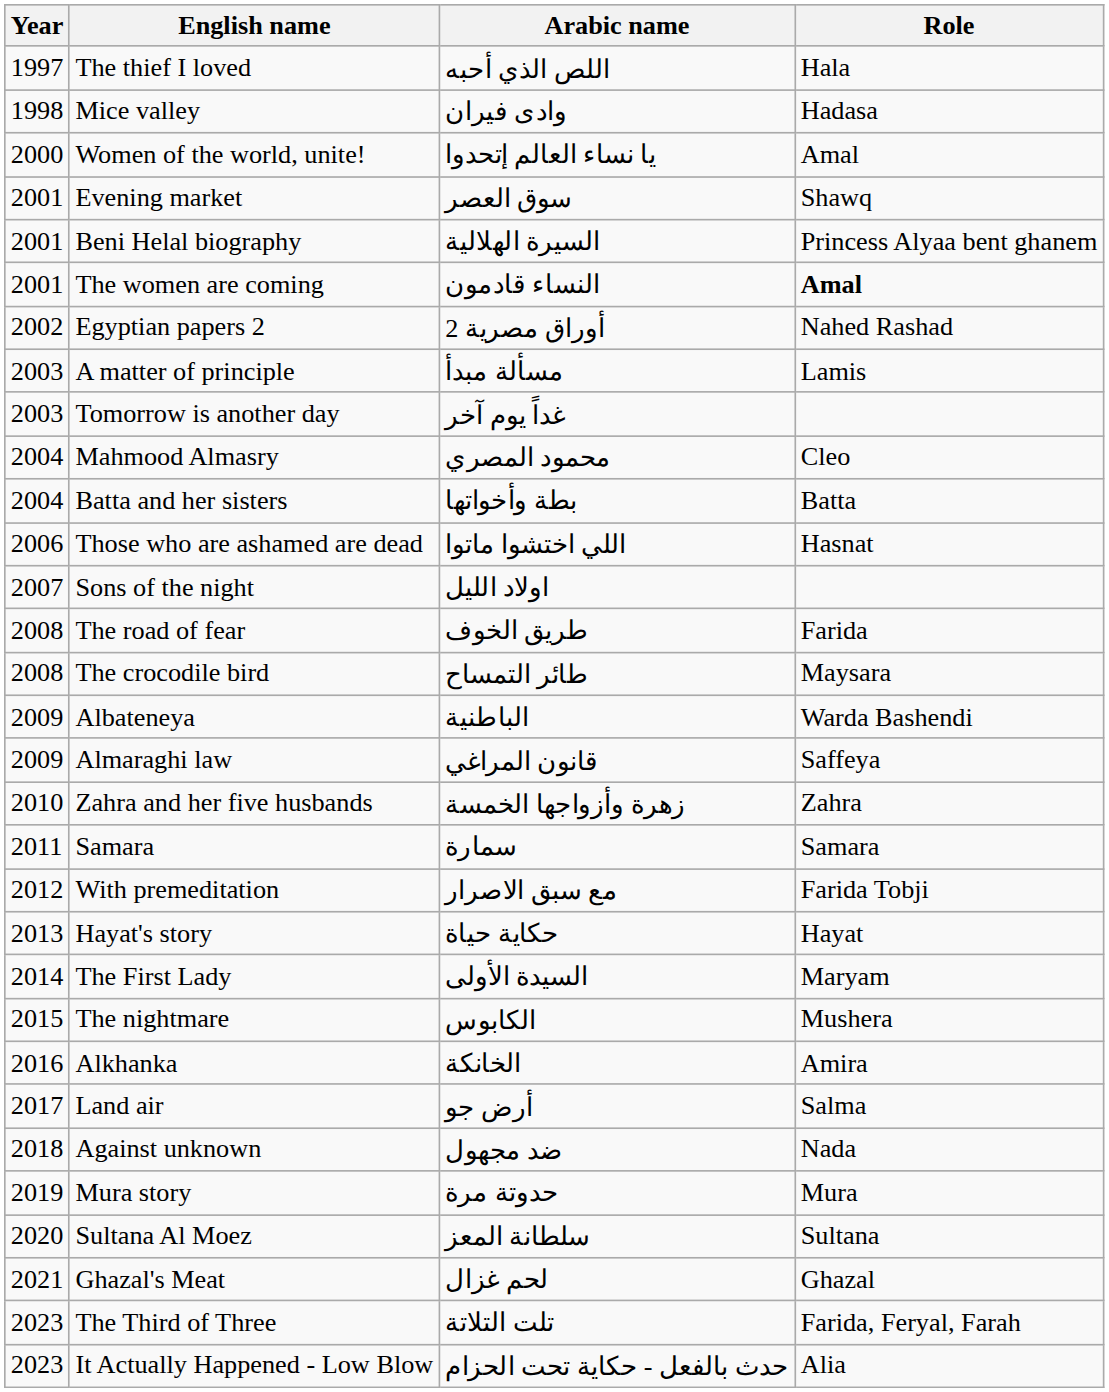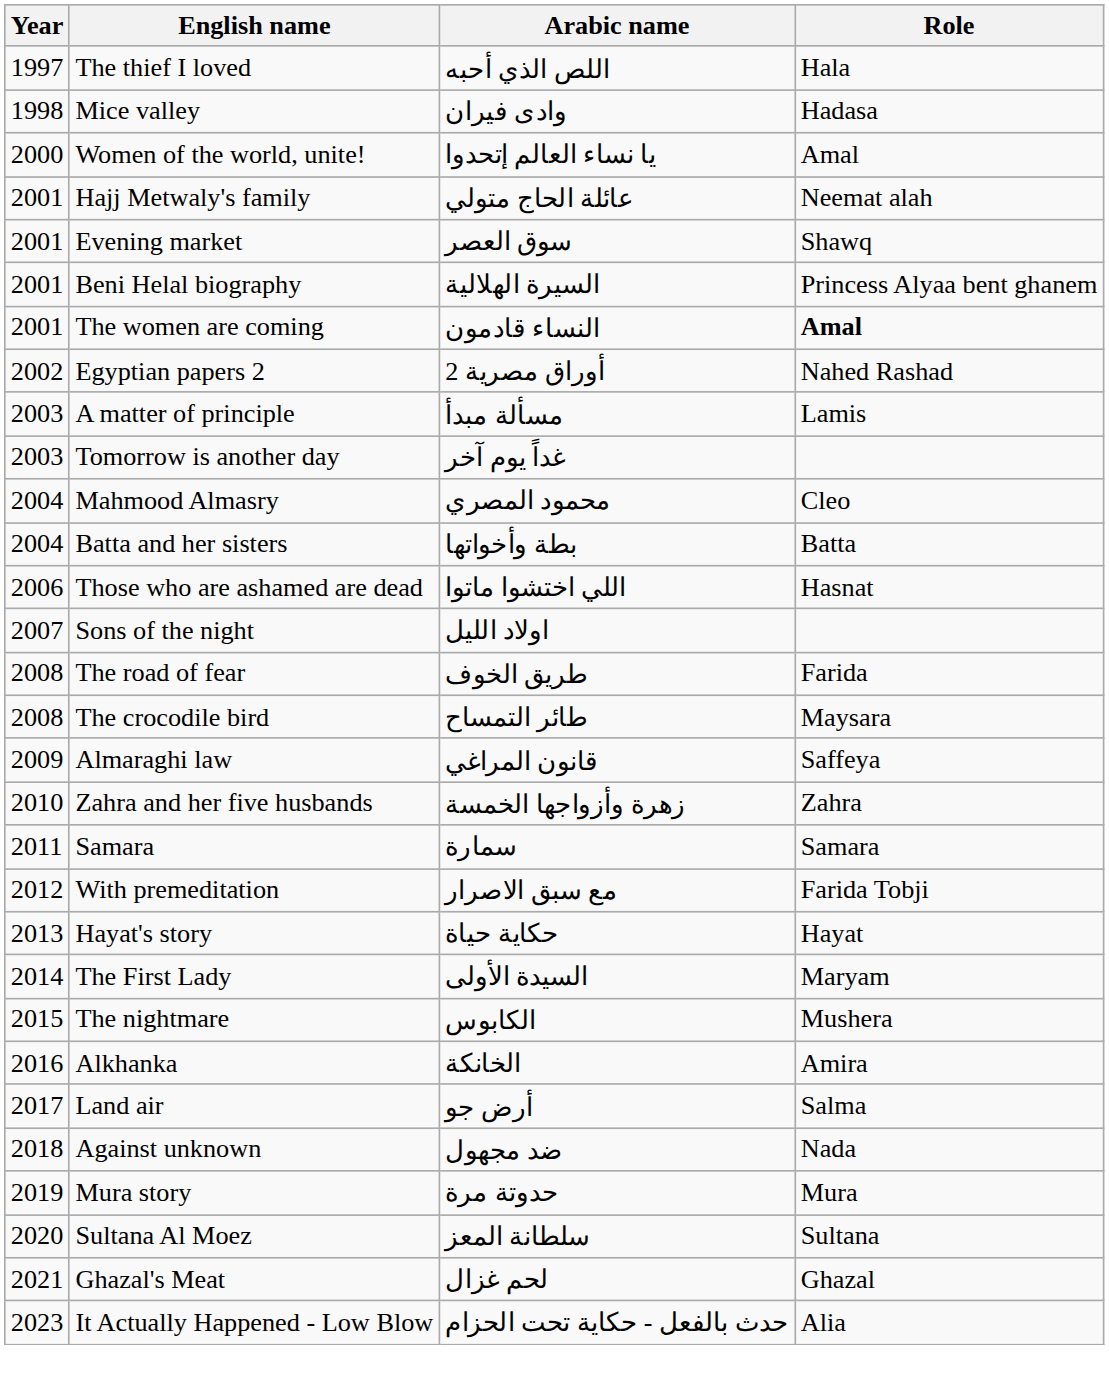+ row: (193, 197)
- row: (135, 716)
- row: (176, 1322)
